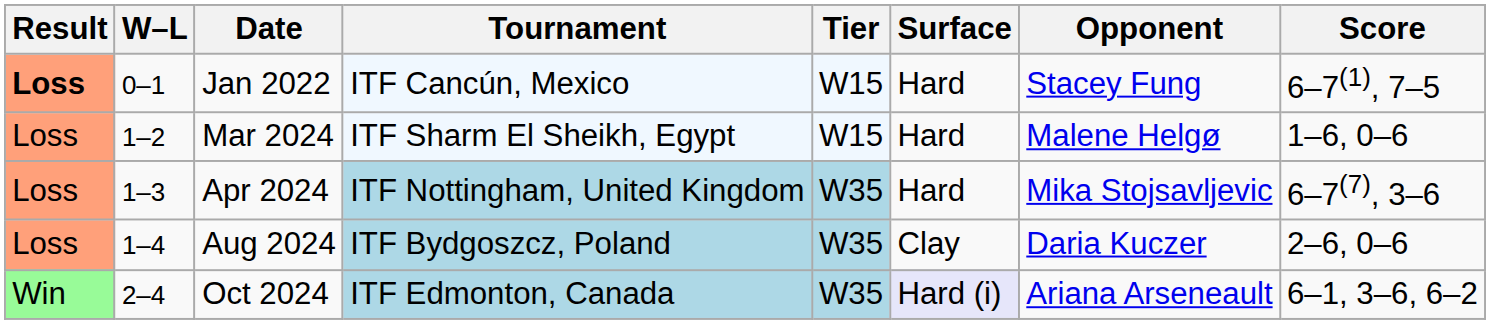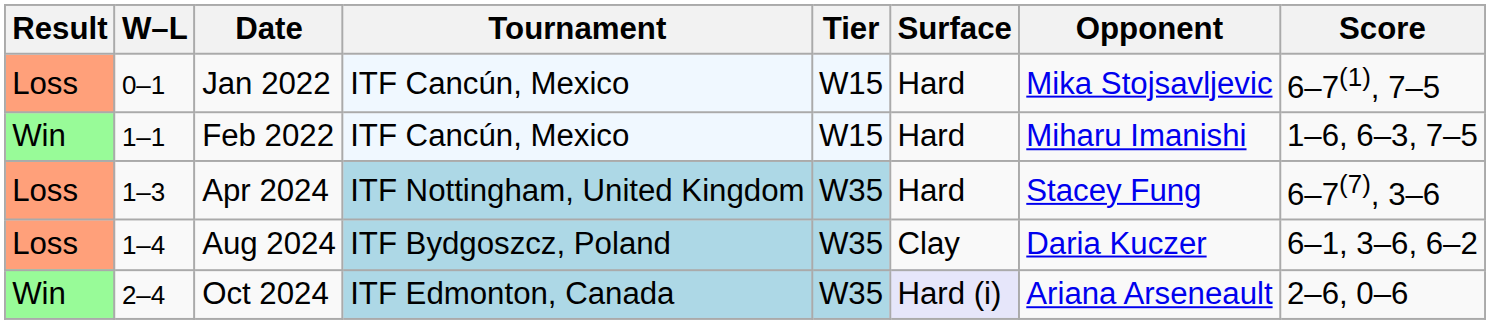(49, 82) bold -> (45, 82) normal
(1114, 82) Stacey Fung -> (1149, 82) Mika Stojsavljevic
+ row: (268, 136)
- row: (268, 136)
(1149, 190) Mika Stojsavljevic -> (1114, 190) Stacey Fung
(1348, 244) 2–6, 0–6 -> (1382, 244) 6–1, 3–6, 6–2
(1382, 293) 6–1, 3–6, 6–2 -> (1348, 293) 2–6, 0–6
